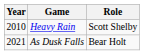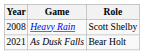(16, 27) 2010 -> (16, 27) 2008
